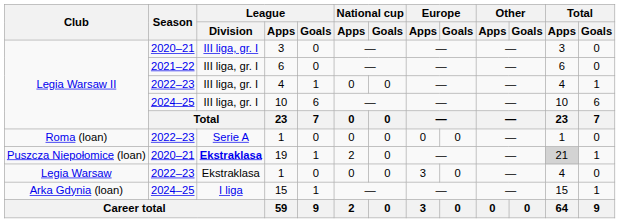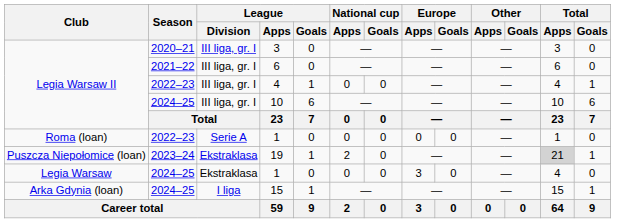(173, 155) 2020–21 -> (173, 155) 2023–24
(231, 155) bold -> (229, 155) normal
(173, 173) 2022–23 -> (173, 173) 2024–25
